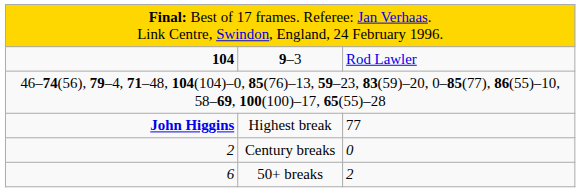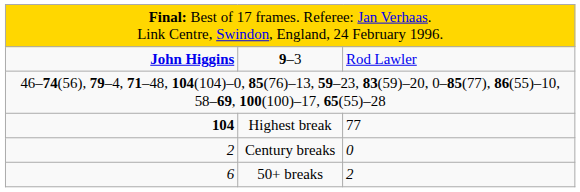(223, 59) 104 -> (192, 59) John Higgins
(192, 125) John Higgins -> (223, 125) 104
